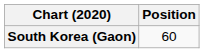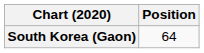(169, 36) 60 -> (169, 36) 64
